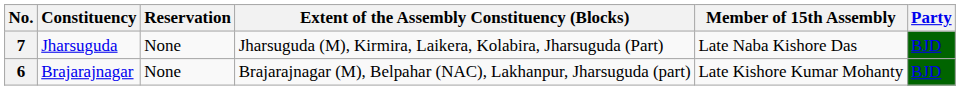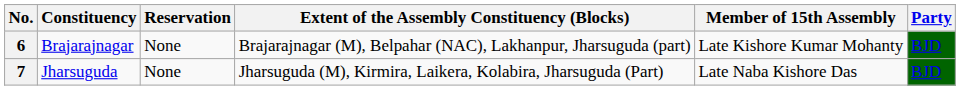rows swapped: (21, 71) <-> (21, 44)
